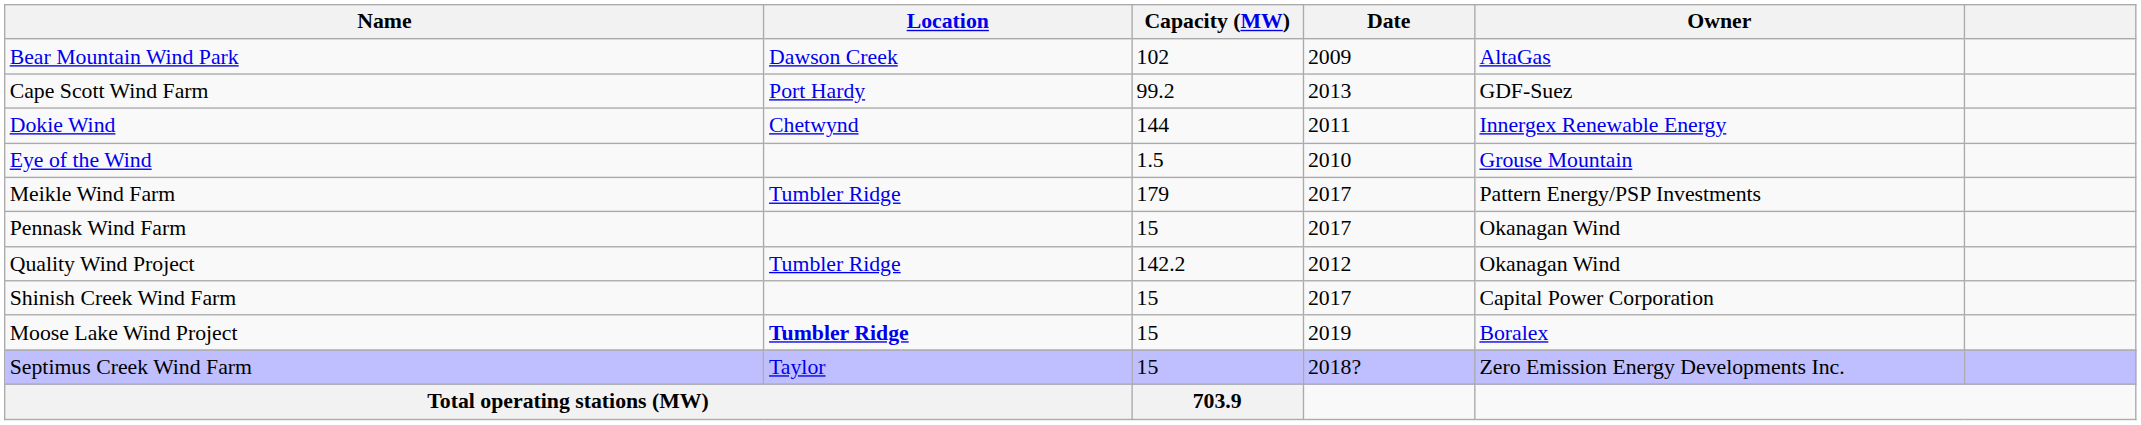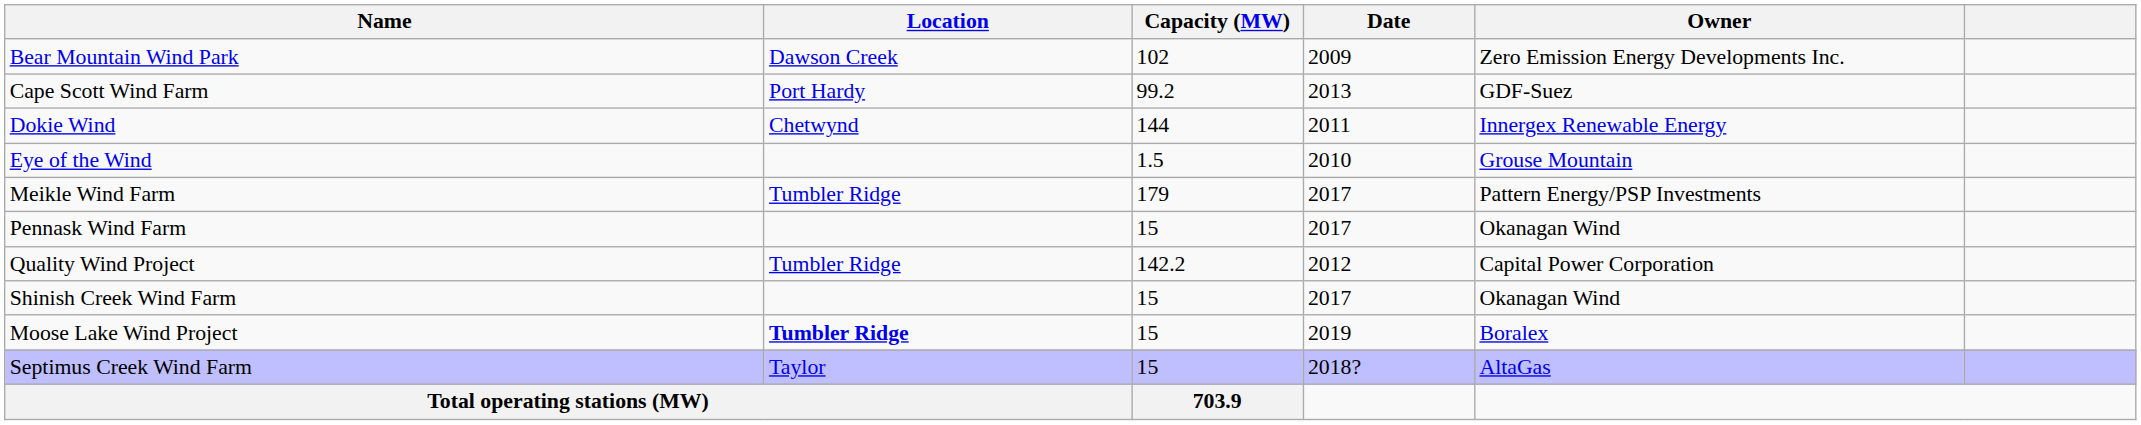(1515, 56) AltaGas -> (1662, 56) Zero Emission Energy Developments Inc.
(1550, 263) Okanagan Wind -> (1597, 263) Capital Power Corporation
(1597, 297) Capital Power Corporation -> (1550, 297) Okanagan Wind
(1662, 366) Zero Emission Energy Developments Inc. -> (1515, 366) AltaGas
